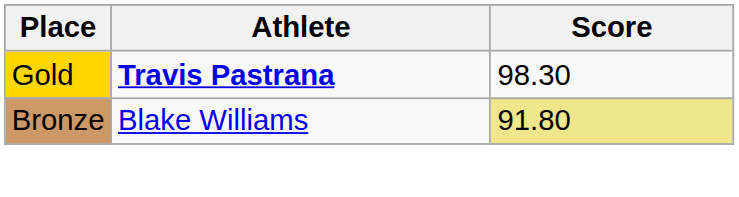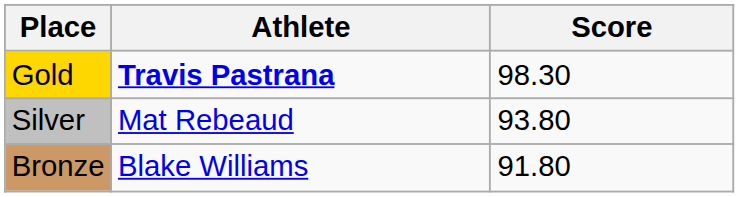+ row: (48, 120)
(534, 120) khaki background -> (534, 167) no background
